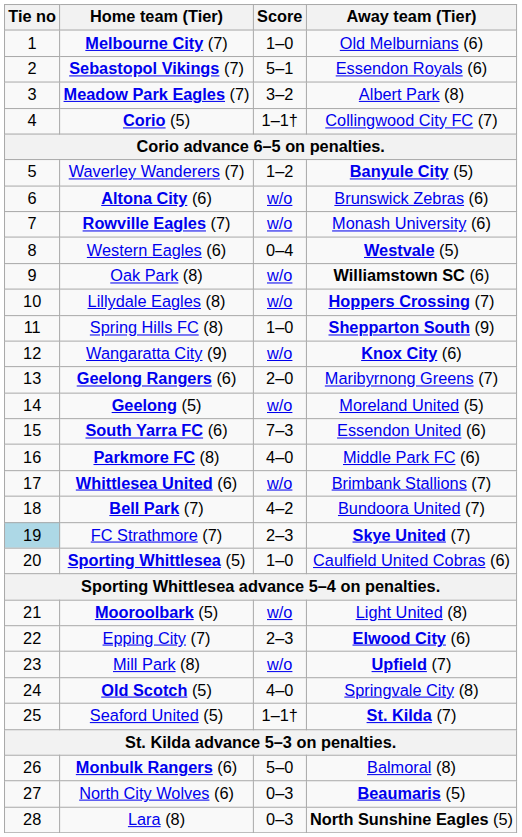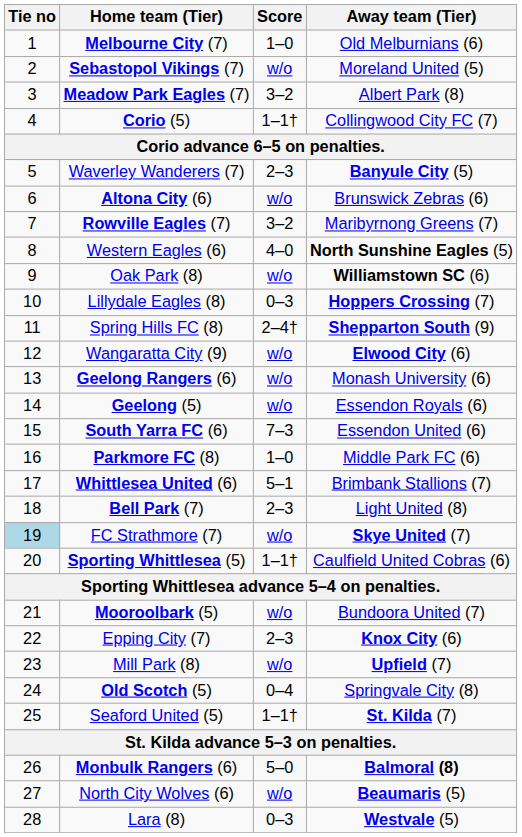(280, 69) 5–1 -> (280, 69) w/o
(411, 69) Essendon Royals (6) -> (411, 69) Moreland United (5)
(280, 172) 1–2 -> (280, 172) 2–3
(280, 224) w/o -> (280, 224) 3–2
(411, 224) Monash University (6) -> (411, 224) Maribyrnong Greens (7)
(280, 250) 0–4 -> (280, 250) 4–0
(411, 250) Westvale (5) -> (411, 250) North Sunshine Eagles (5)
(280, 302) w/o -> (280, 302) 0–3
(280, 328) 1–0 -> (280, 328) 2–4†
(411, 353) Knox City (6) -> (411, 353) Elwood City (6)
(280, 379) 2–0 -> (280, 379) w/o
(411, 379) Maribyrnong Greens (7) -> (411, 379) Monash University (6)
(411, 405) Moreland United (5) -> (411, 405) Essendon Royals (6)
(280, 457) 4–0 -> (280, 457) 1–0
(280, 483) w/o -> (280, 483) 5–1
(280, 509) 4–2 -> (280, 509) 2–3
(411, 509) Bundoora United (7) -> (411, 509) Light United (8)
(280, 535) 2–3 -> (280, 535) w/o
(280, 560) 1–0 -> (280, 560) 1–1†
(411, 612) Light United (8) -> (411, 612) Bundoora United (7)
(411, 638) Elwood City (6) -> (411, 638) Knox City (6)
(280, 690) 4–0 -> (280, 690) 0–4
(411, 768) normal -> (411, 768) bold
(280, 793) 0–3 -> (280, 793) w/o
(411, 819) North Sunshine Eagles (5) -> (411, 819) Westvale (5)
